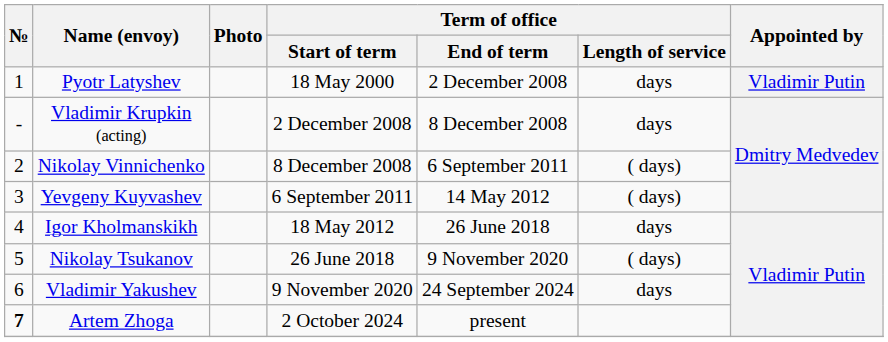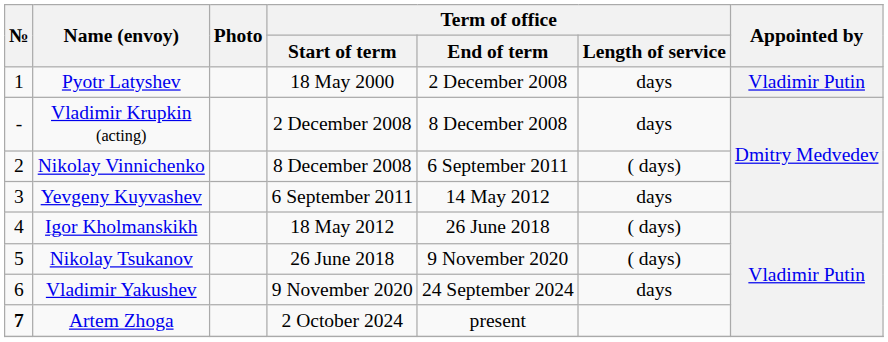(654, 196) ( days) -> (654, 196) days
(654, 227) days -> (654, 227) ( days)
